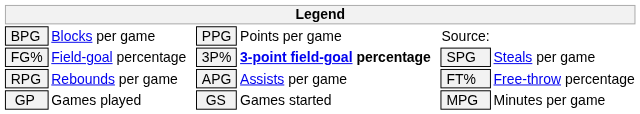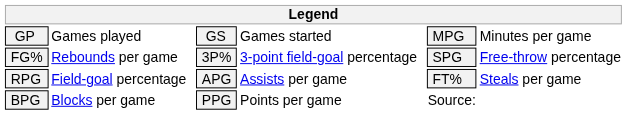rows swapped: (21, 100) <-> (25, 36)
(119, 57) Field-goal percentage -> (115, 57) Rebounds per game
(335, 57) bold -> (329, 57) normal
(544, 57) Steals per game -> (550, 57) Free-throw percentage
(115, 79) Rebounds per game -> (119, 79) Field-goal percentage
(564, 79) Free-throw percentage -> (531, 79) Steals per game
